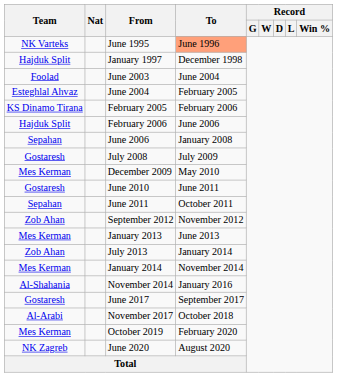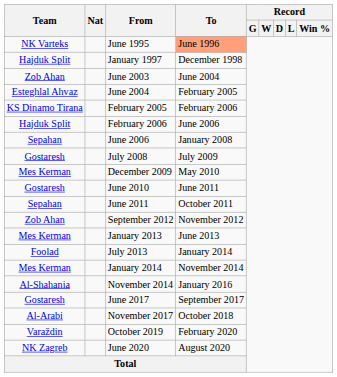(45, 76) Foolad -> (45, 76) Zob Ahan
(45, 252) Zob Ahan -> (45, 252) Foolad
(45, 332) Mes Kerman -> (45, 332) Varaždin
